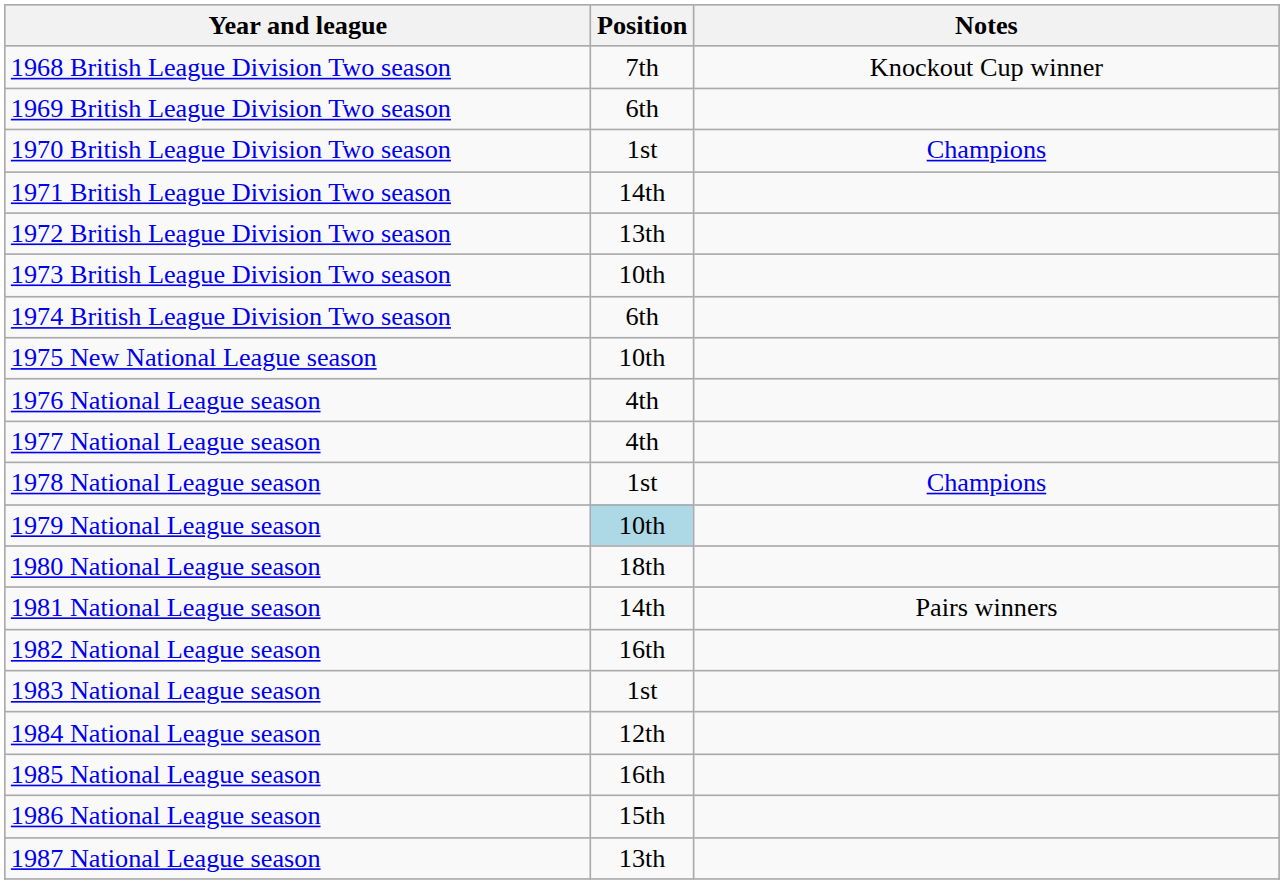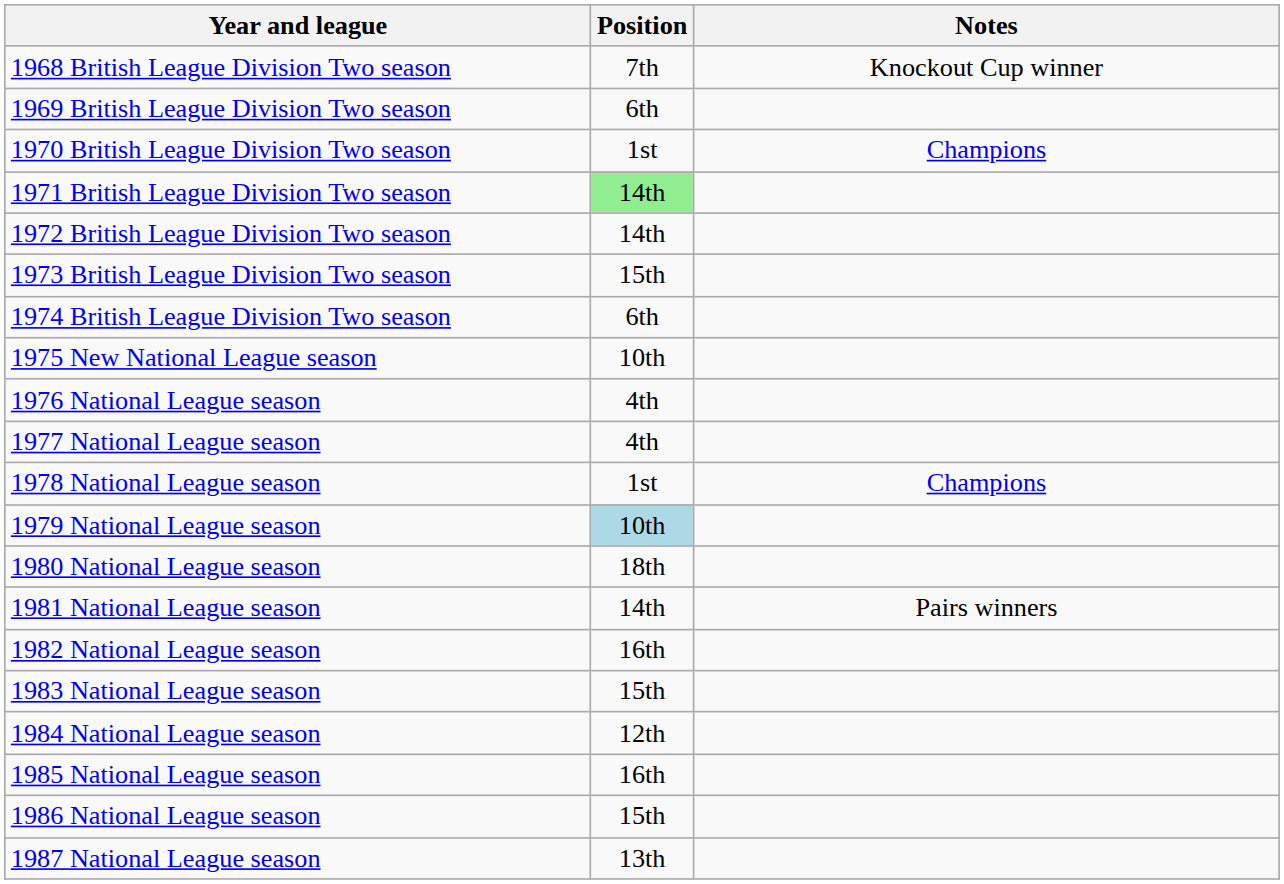(642, 191) no background -> (642, 191) lightgreen background
(642, 233) 13th -> (642, 233) 14th
(642, 274) 10th -> (642, 274) 15th
(642, 691) 1st -> (642, 691) 15th
